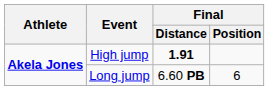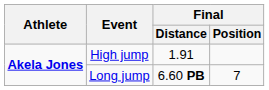(181, 55) bold -> (181, 55) normal
(237, 75) 6 -> (237, 75) 7
